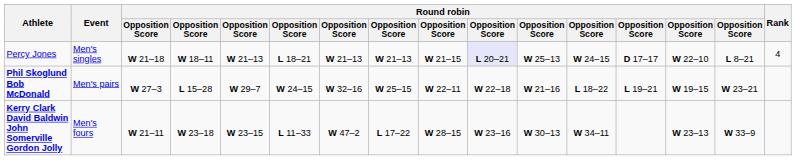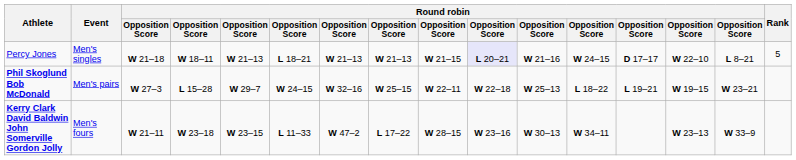(542, 59) W 25–13 -> (542, 59) W 21–16
(778, 54) 4 -> (778, 54) 5
(542, 89) W 21–16 -> (542, 89) W 25–13
